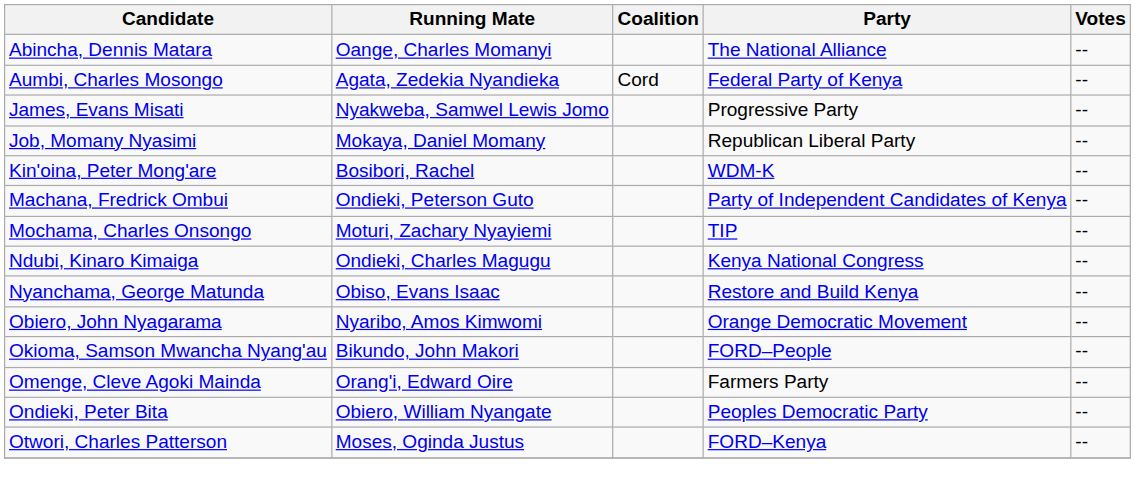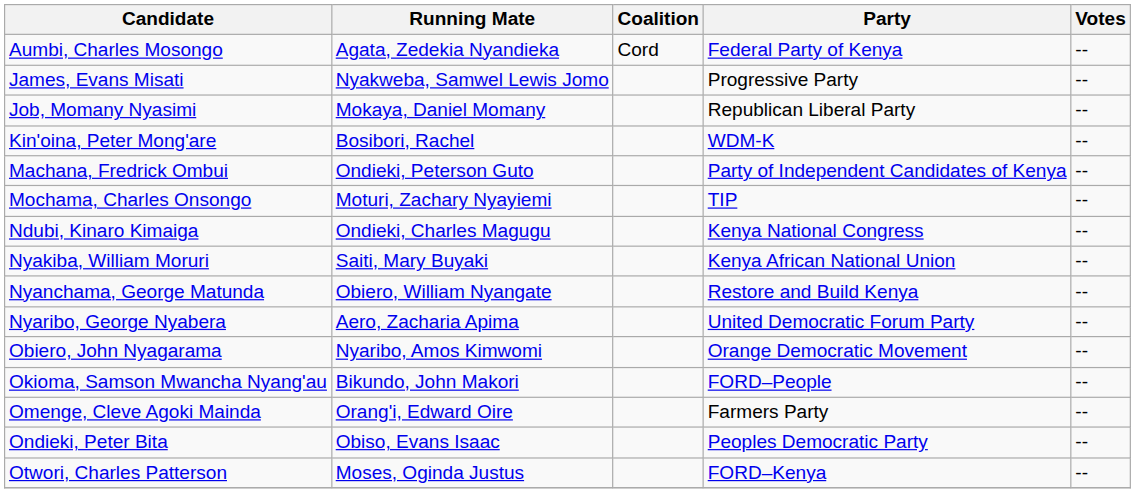- row: (111, 49)
+ row: (109, 261)
(418, 291) Obiso, Evans Isaac -> (444, 291) Obiero, William Nyangate
+ row: (117, 321)
(444, 412) Obiero, William Nyangate -> (418, 442) Obiso, Evans Isaac
